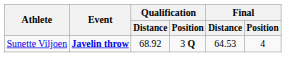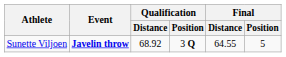(225, 44) 64.53 -> (225, 44) 64.55
(263, 44) 4 -> (263, 44) 5
